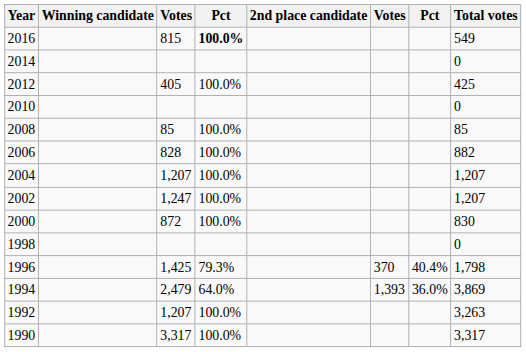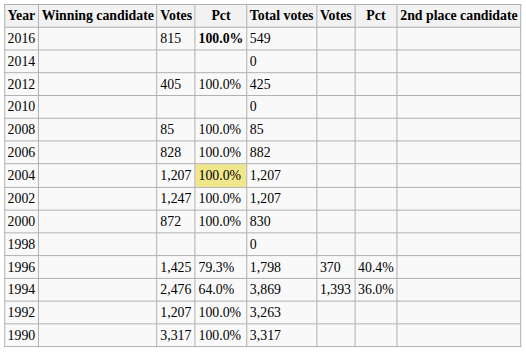columns swapped: (309, 15) <-> (486, 15)
(220, 175) no background -> (220, 175) khaki background
(176, 289) 2,479 -> (176, 289) 2,476
